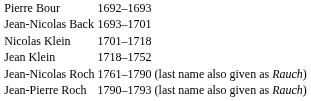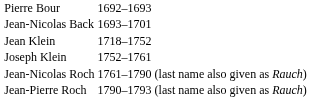- row: (37, 41)
+ row: (35, 57)
